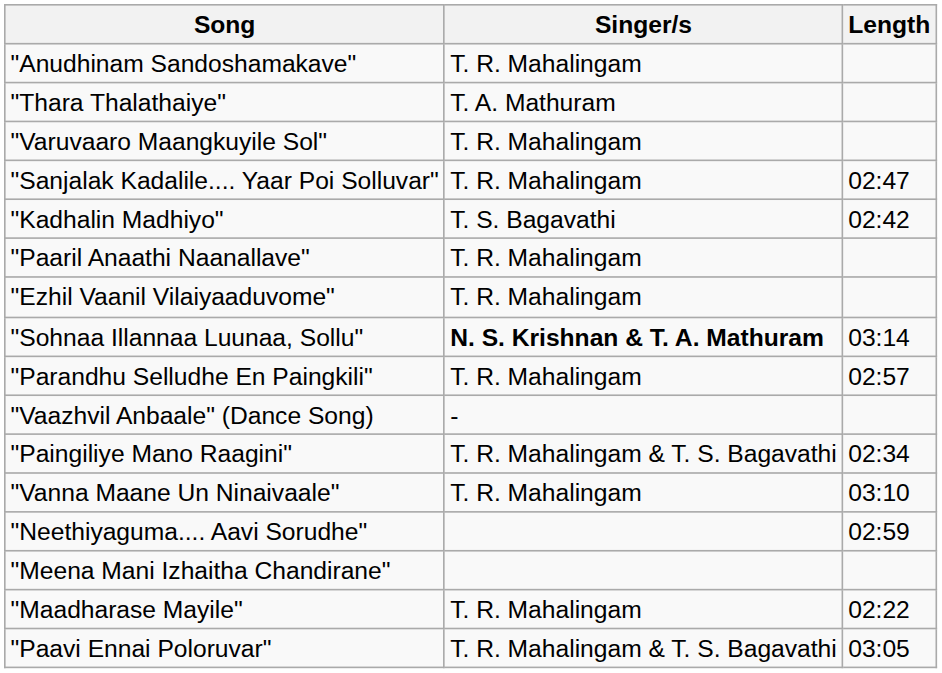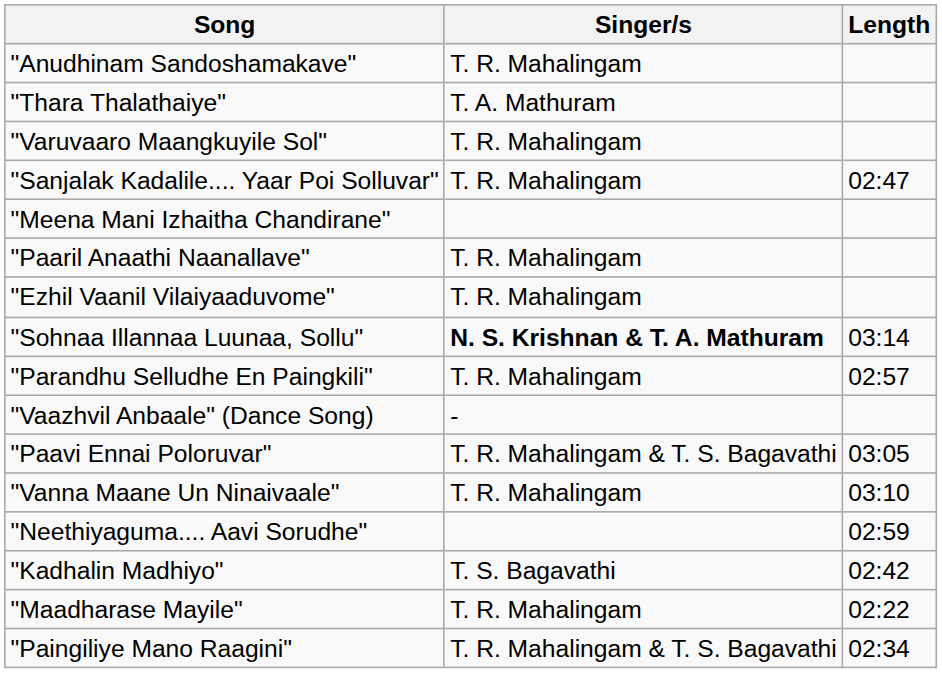rows swapped: (201, 570) <-> (117, 219)
rows swapped: (151, 453) <-> (141, 648)
